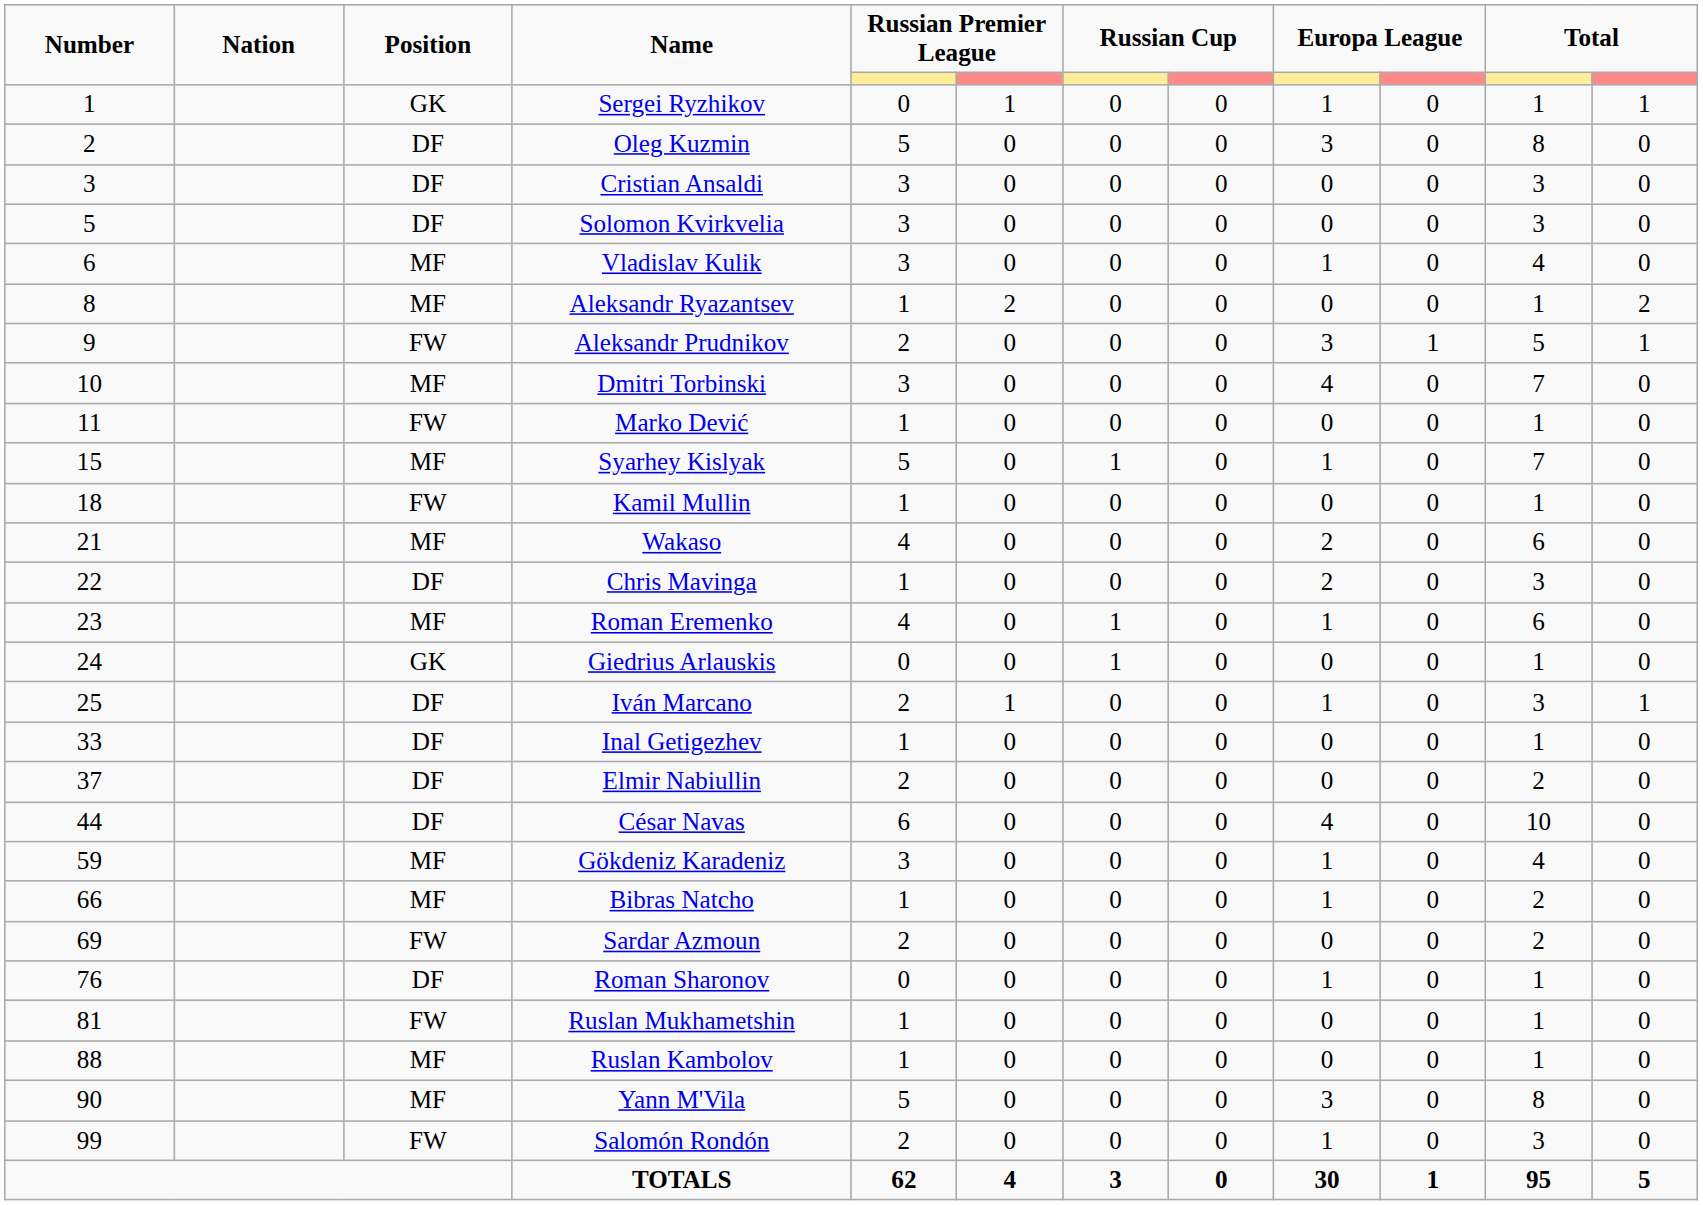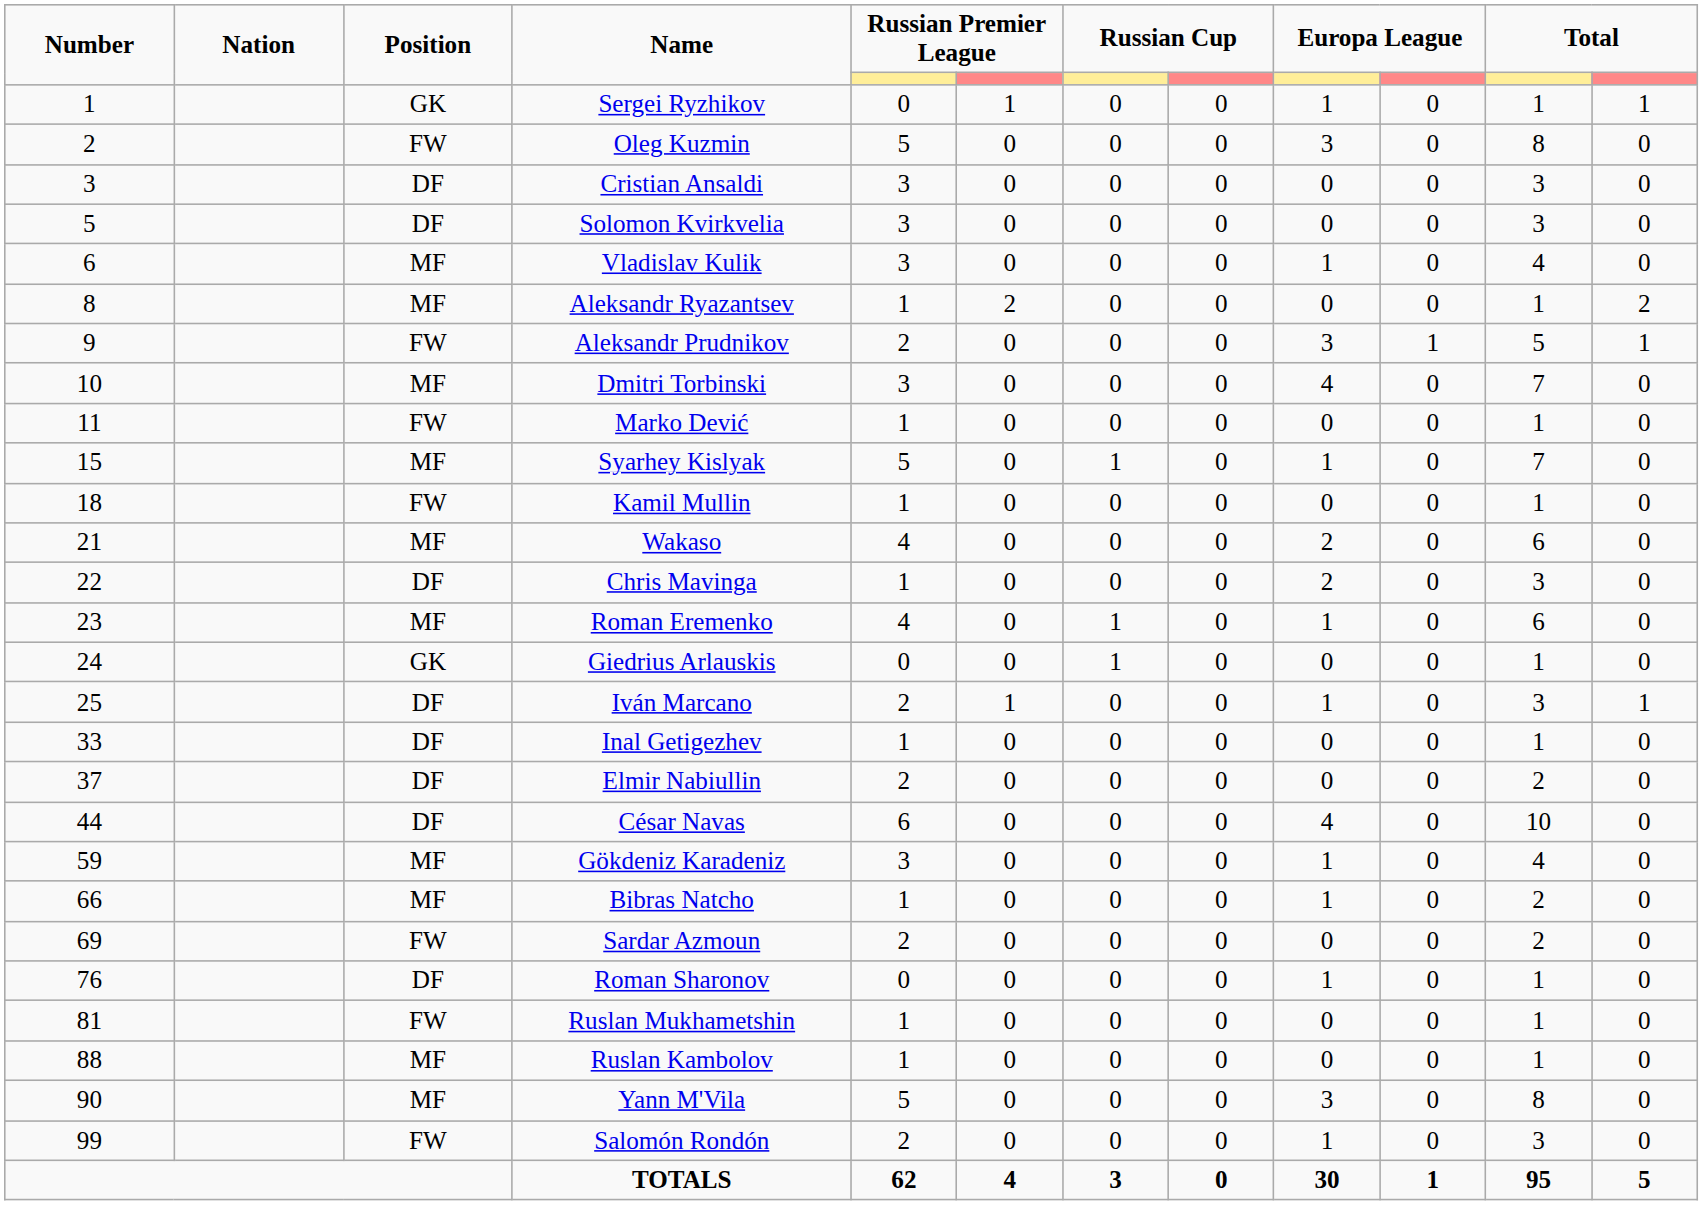(428, 143) DF -> (428, 143) FW
